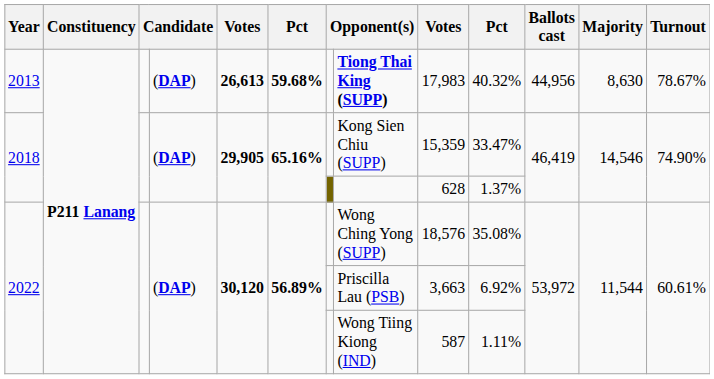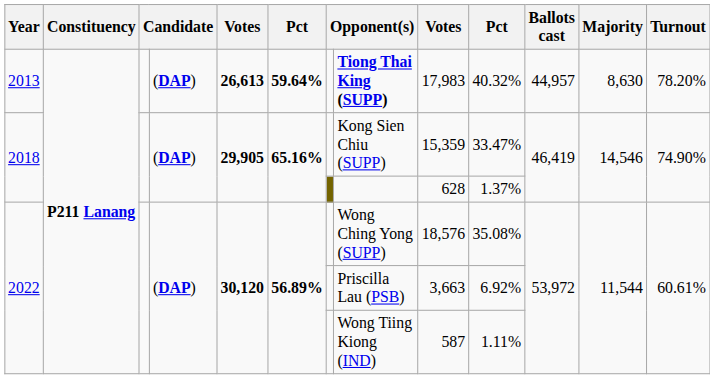(297, 81) 59.68% -> (297, 81) 59.64%
(553, 81) 44,956 -> (553, 81) 44,957
(681, 81) 78.67% -> (681, 81) 78.20%
